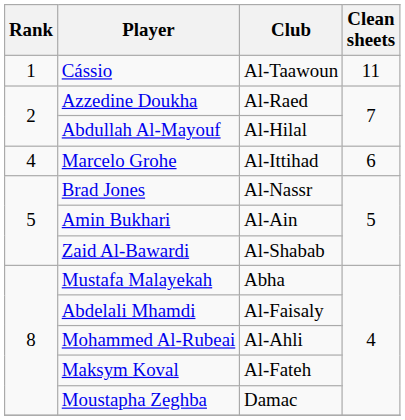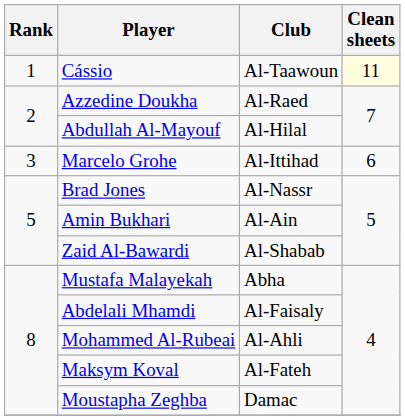(371, 70) no background -> (371, 70) lightyellow background
(31, 160) 4 -> (31, 160) 3
